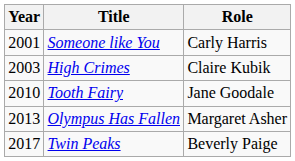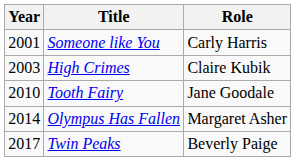(24, 118) 2013 -> (24, 118) 2014
